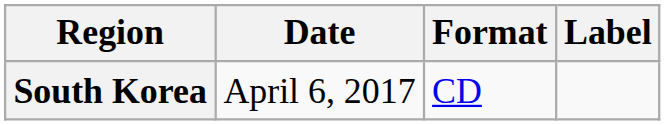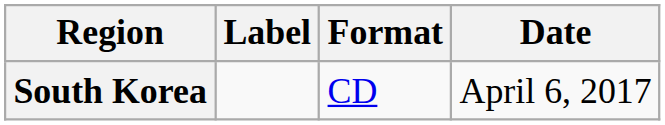columns swapped: (319, 32) <-> (608, 32)
